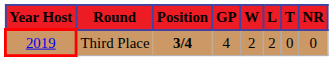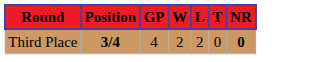- column: (41, 17)
(313, 42) normal -> (241, 41) bold
